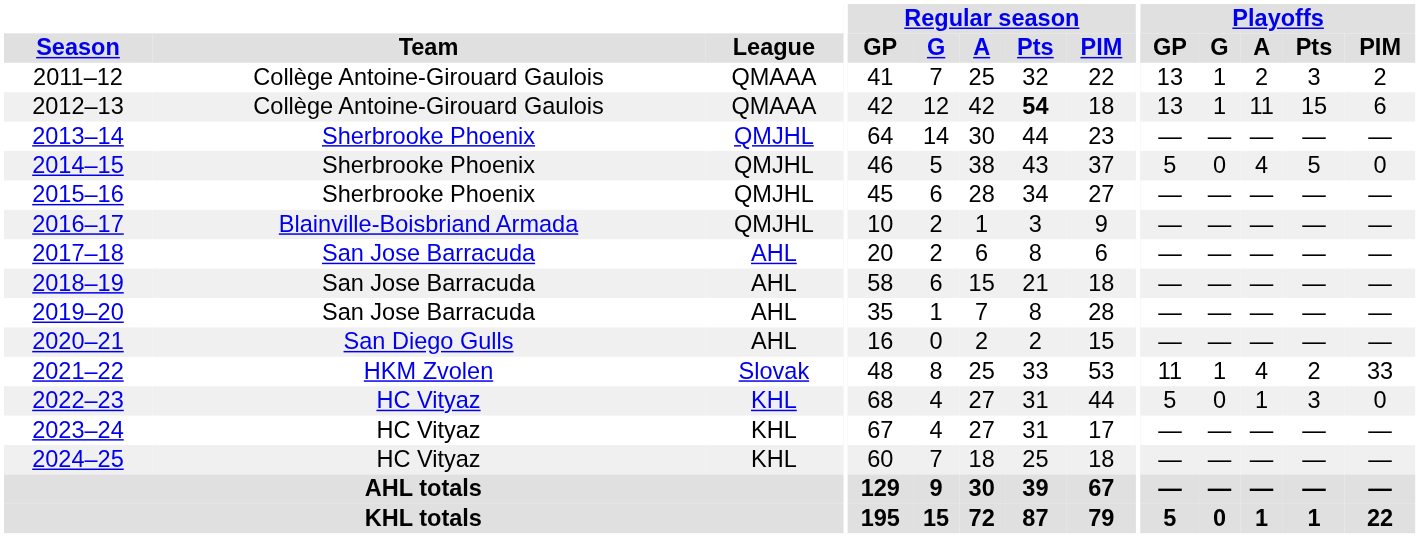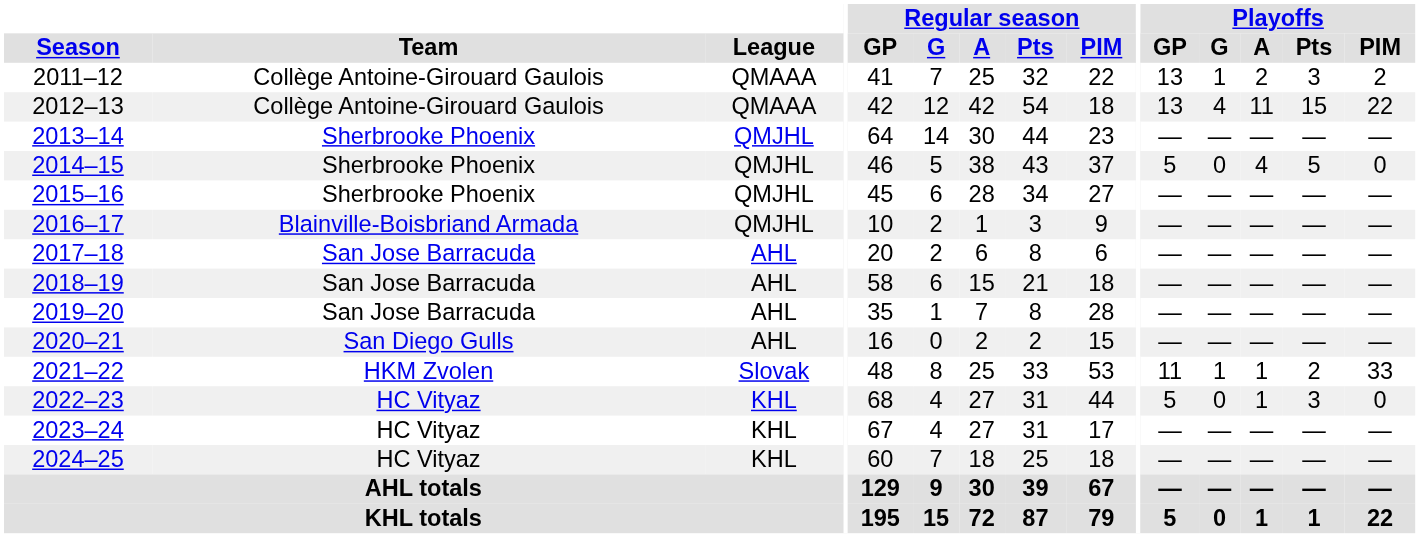(1035, 106) bold -> (1035, 106) normal
(1220, 106) 1 -> (1220, 106) 4
(1380, 106) 6 -> (1380, 106) 22
(1262, 371) 4 -> (1262, 371) 1
